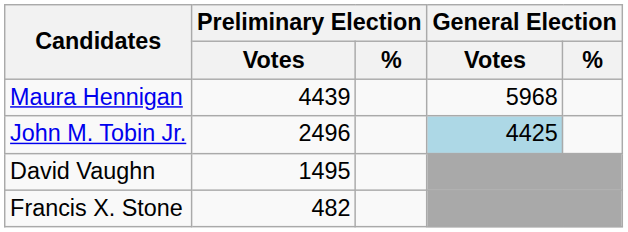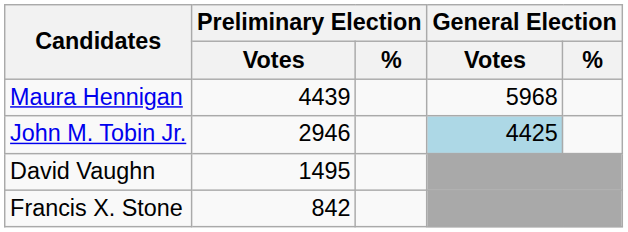(324, 134) 2496 -> (324, 134) 2946
(331, 208) 482 -> (331, 208) 842
